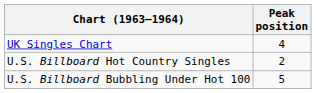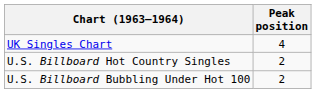(282, 79) 5 -> (282, 79) 2
